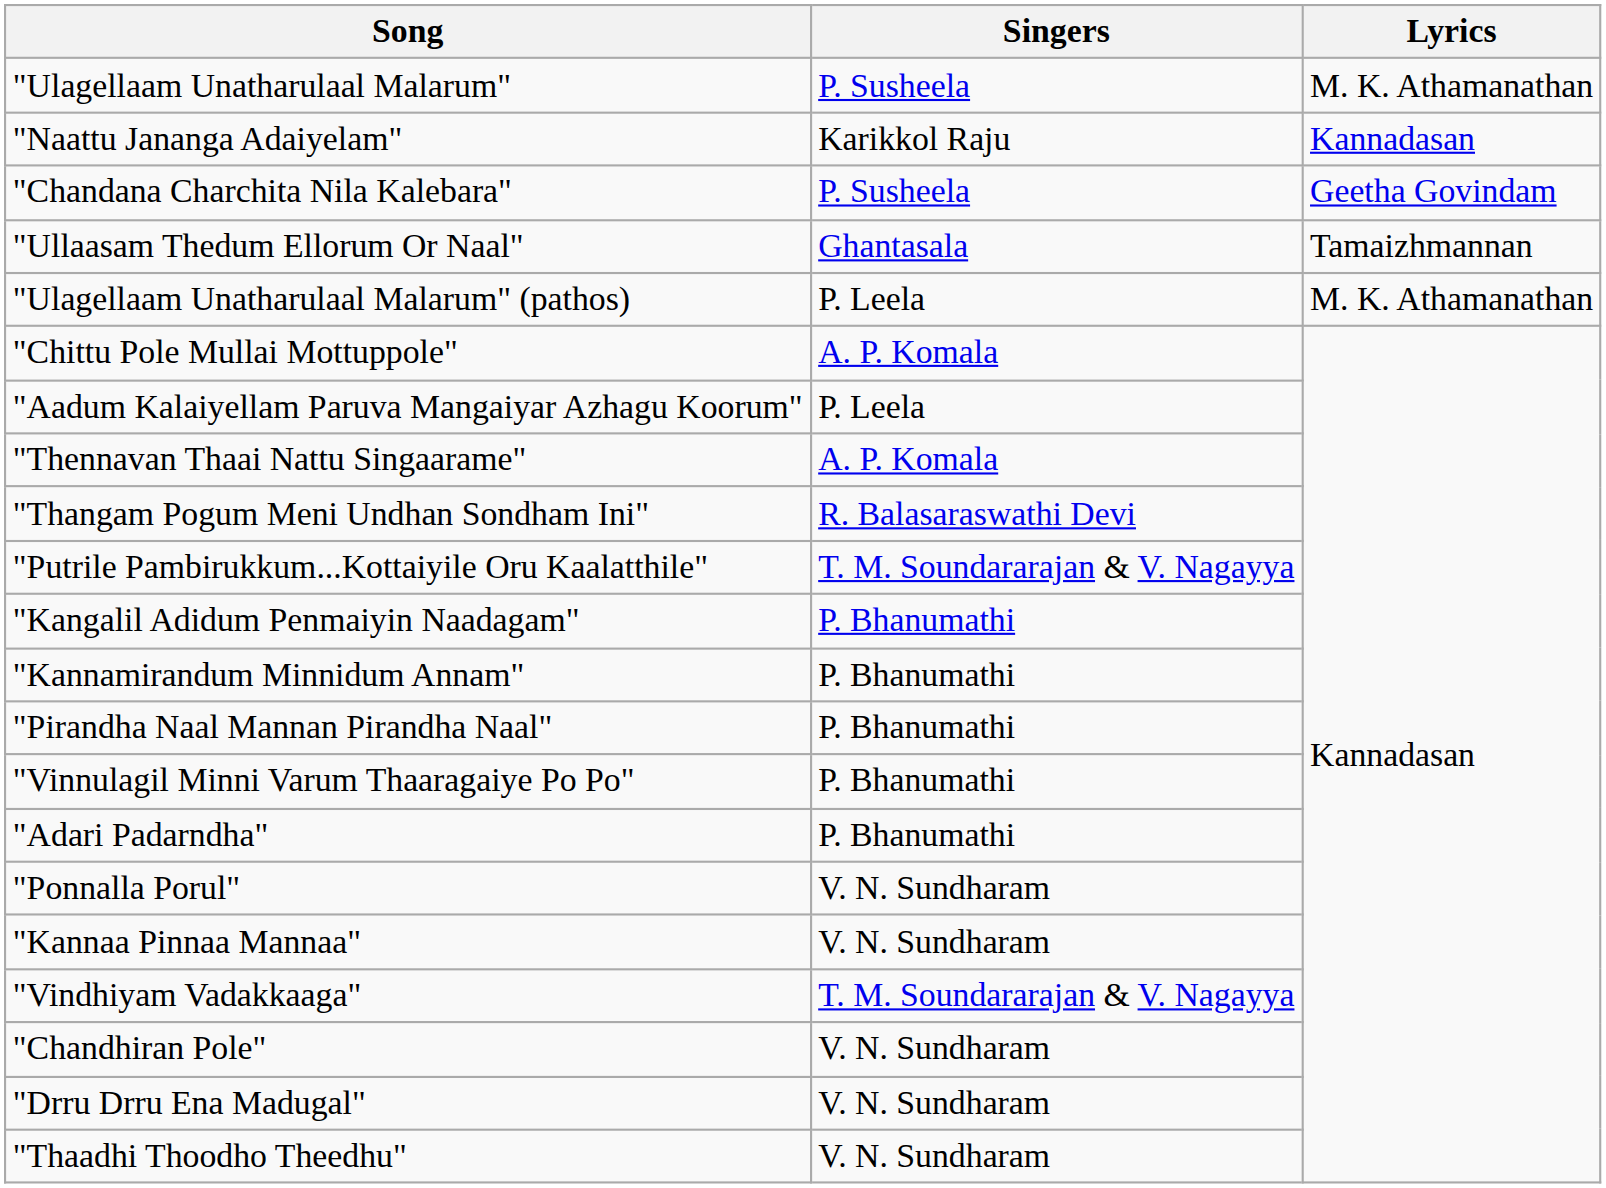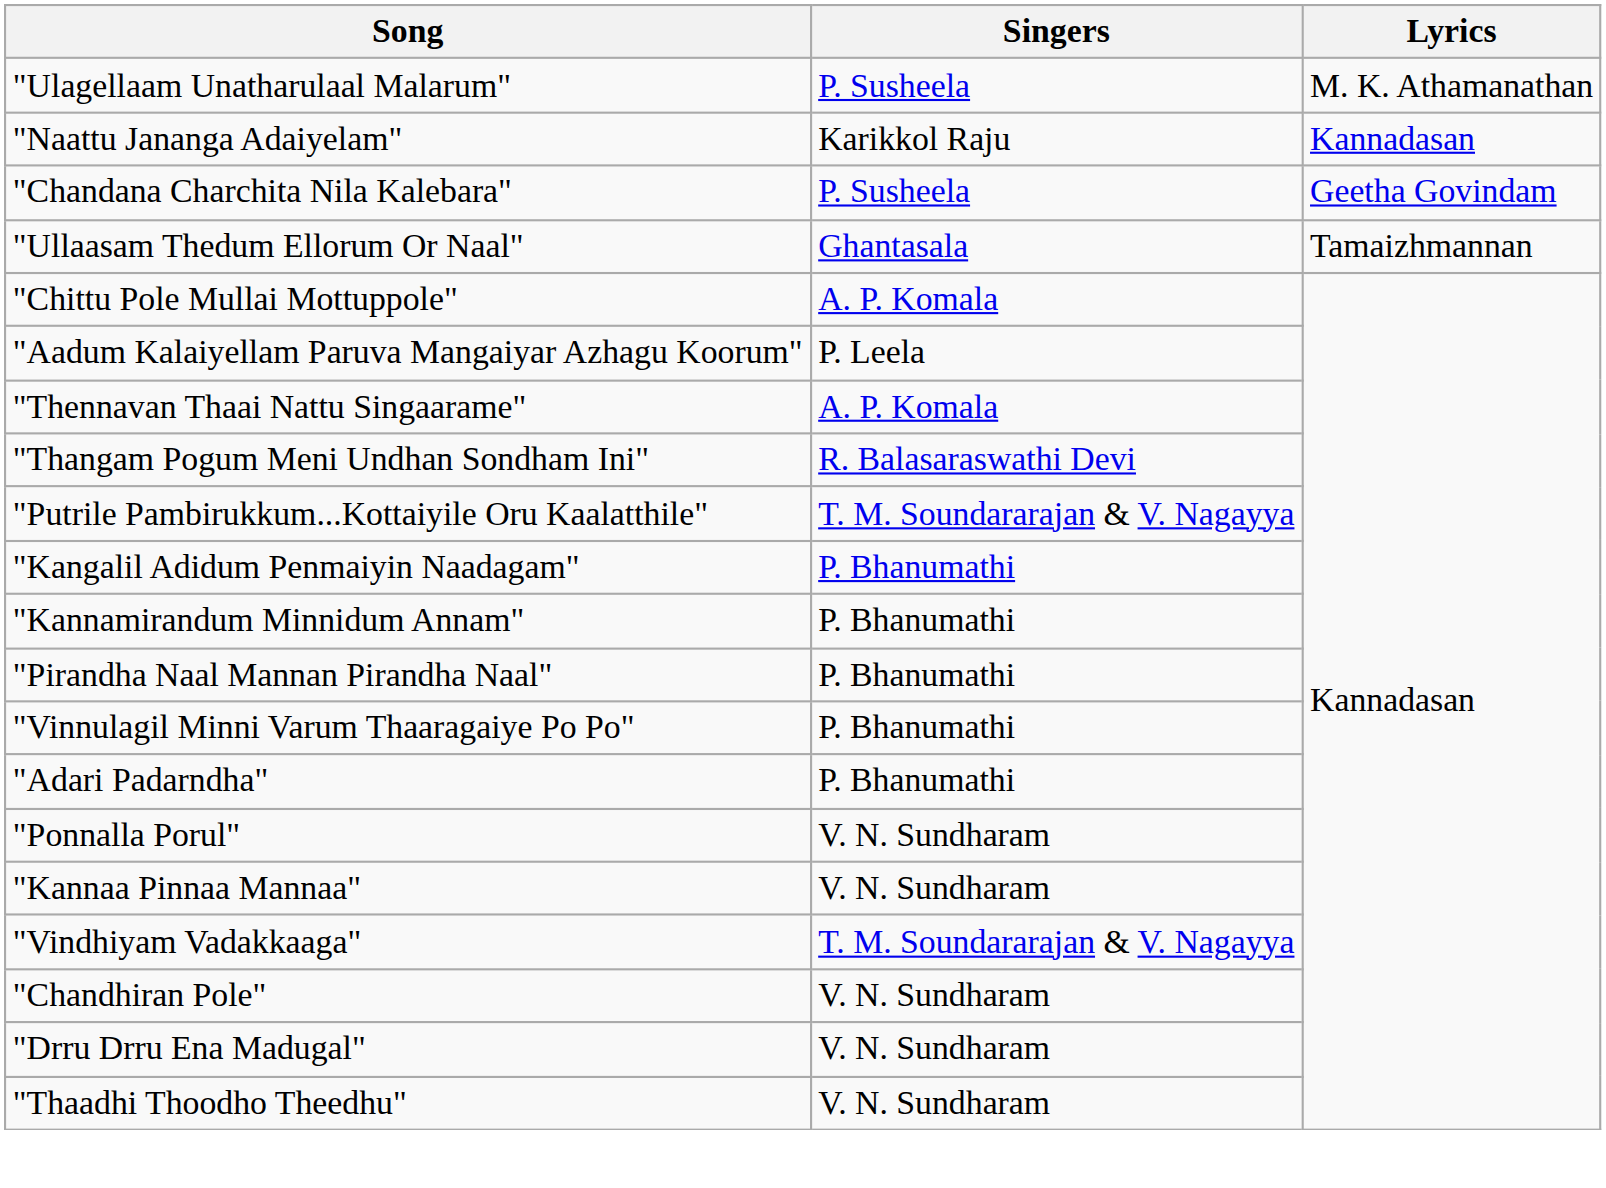- row: (321, 298)
